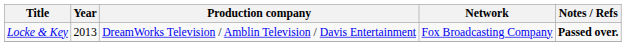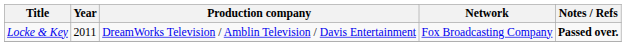(85, 32) 2013 -> (85, 32) 2011
